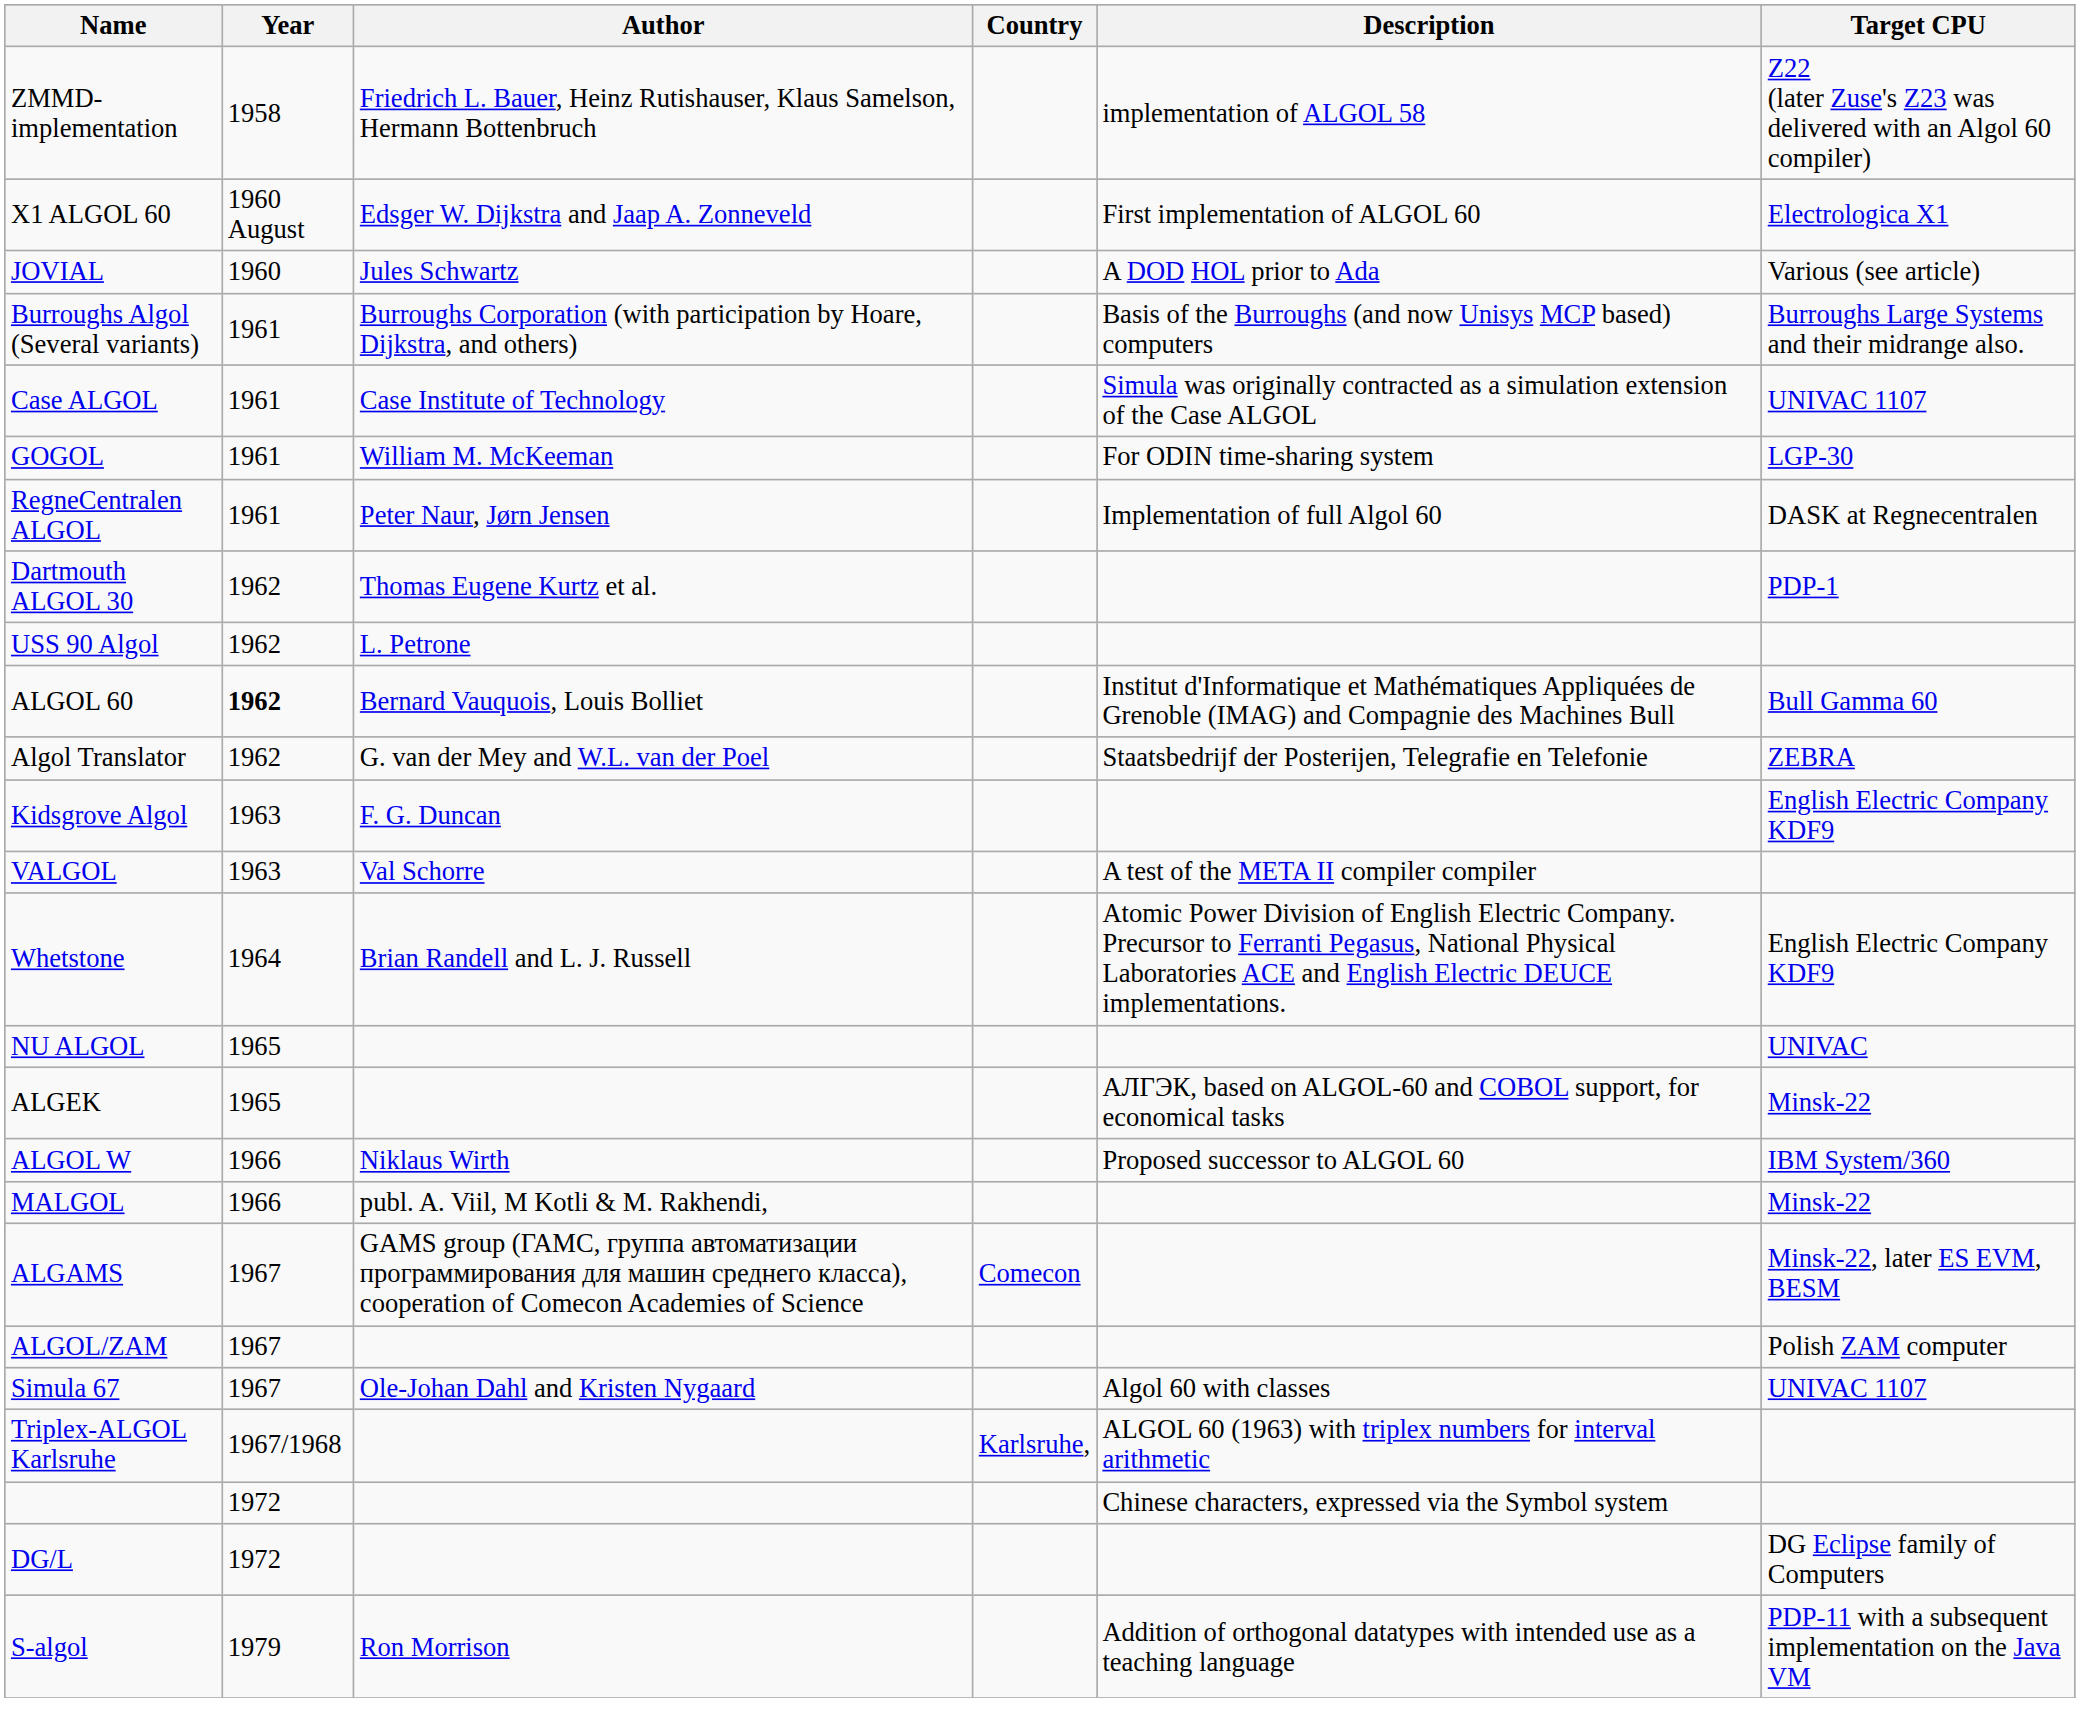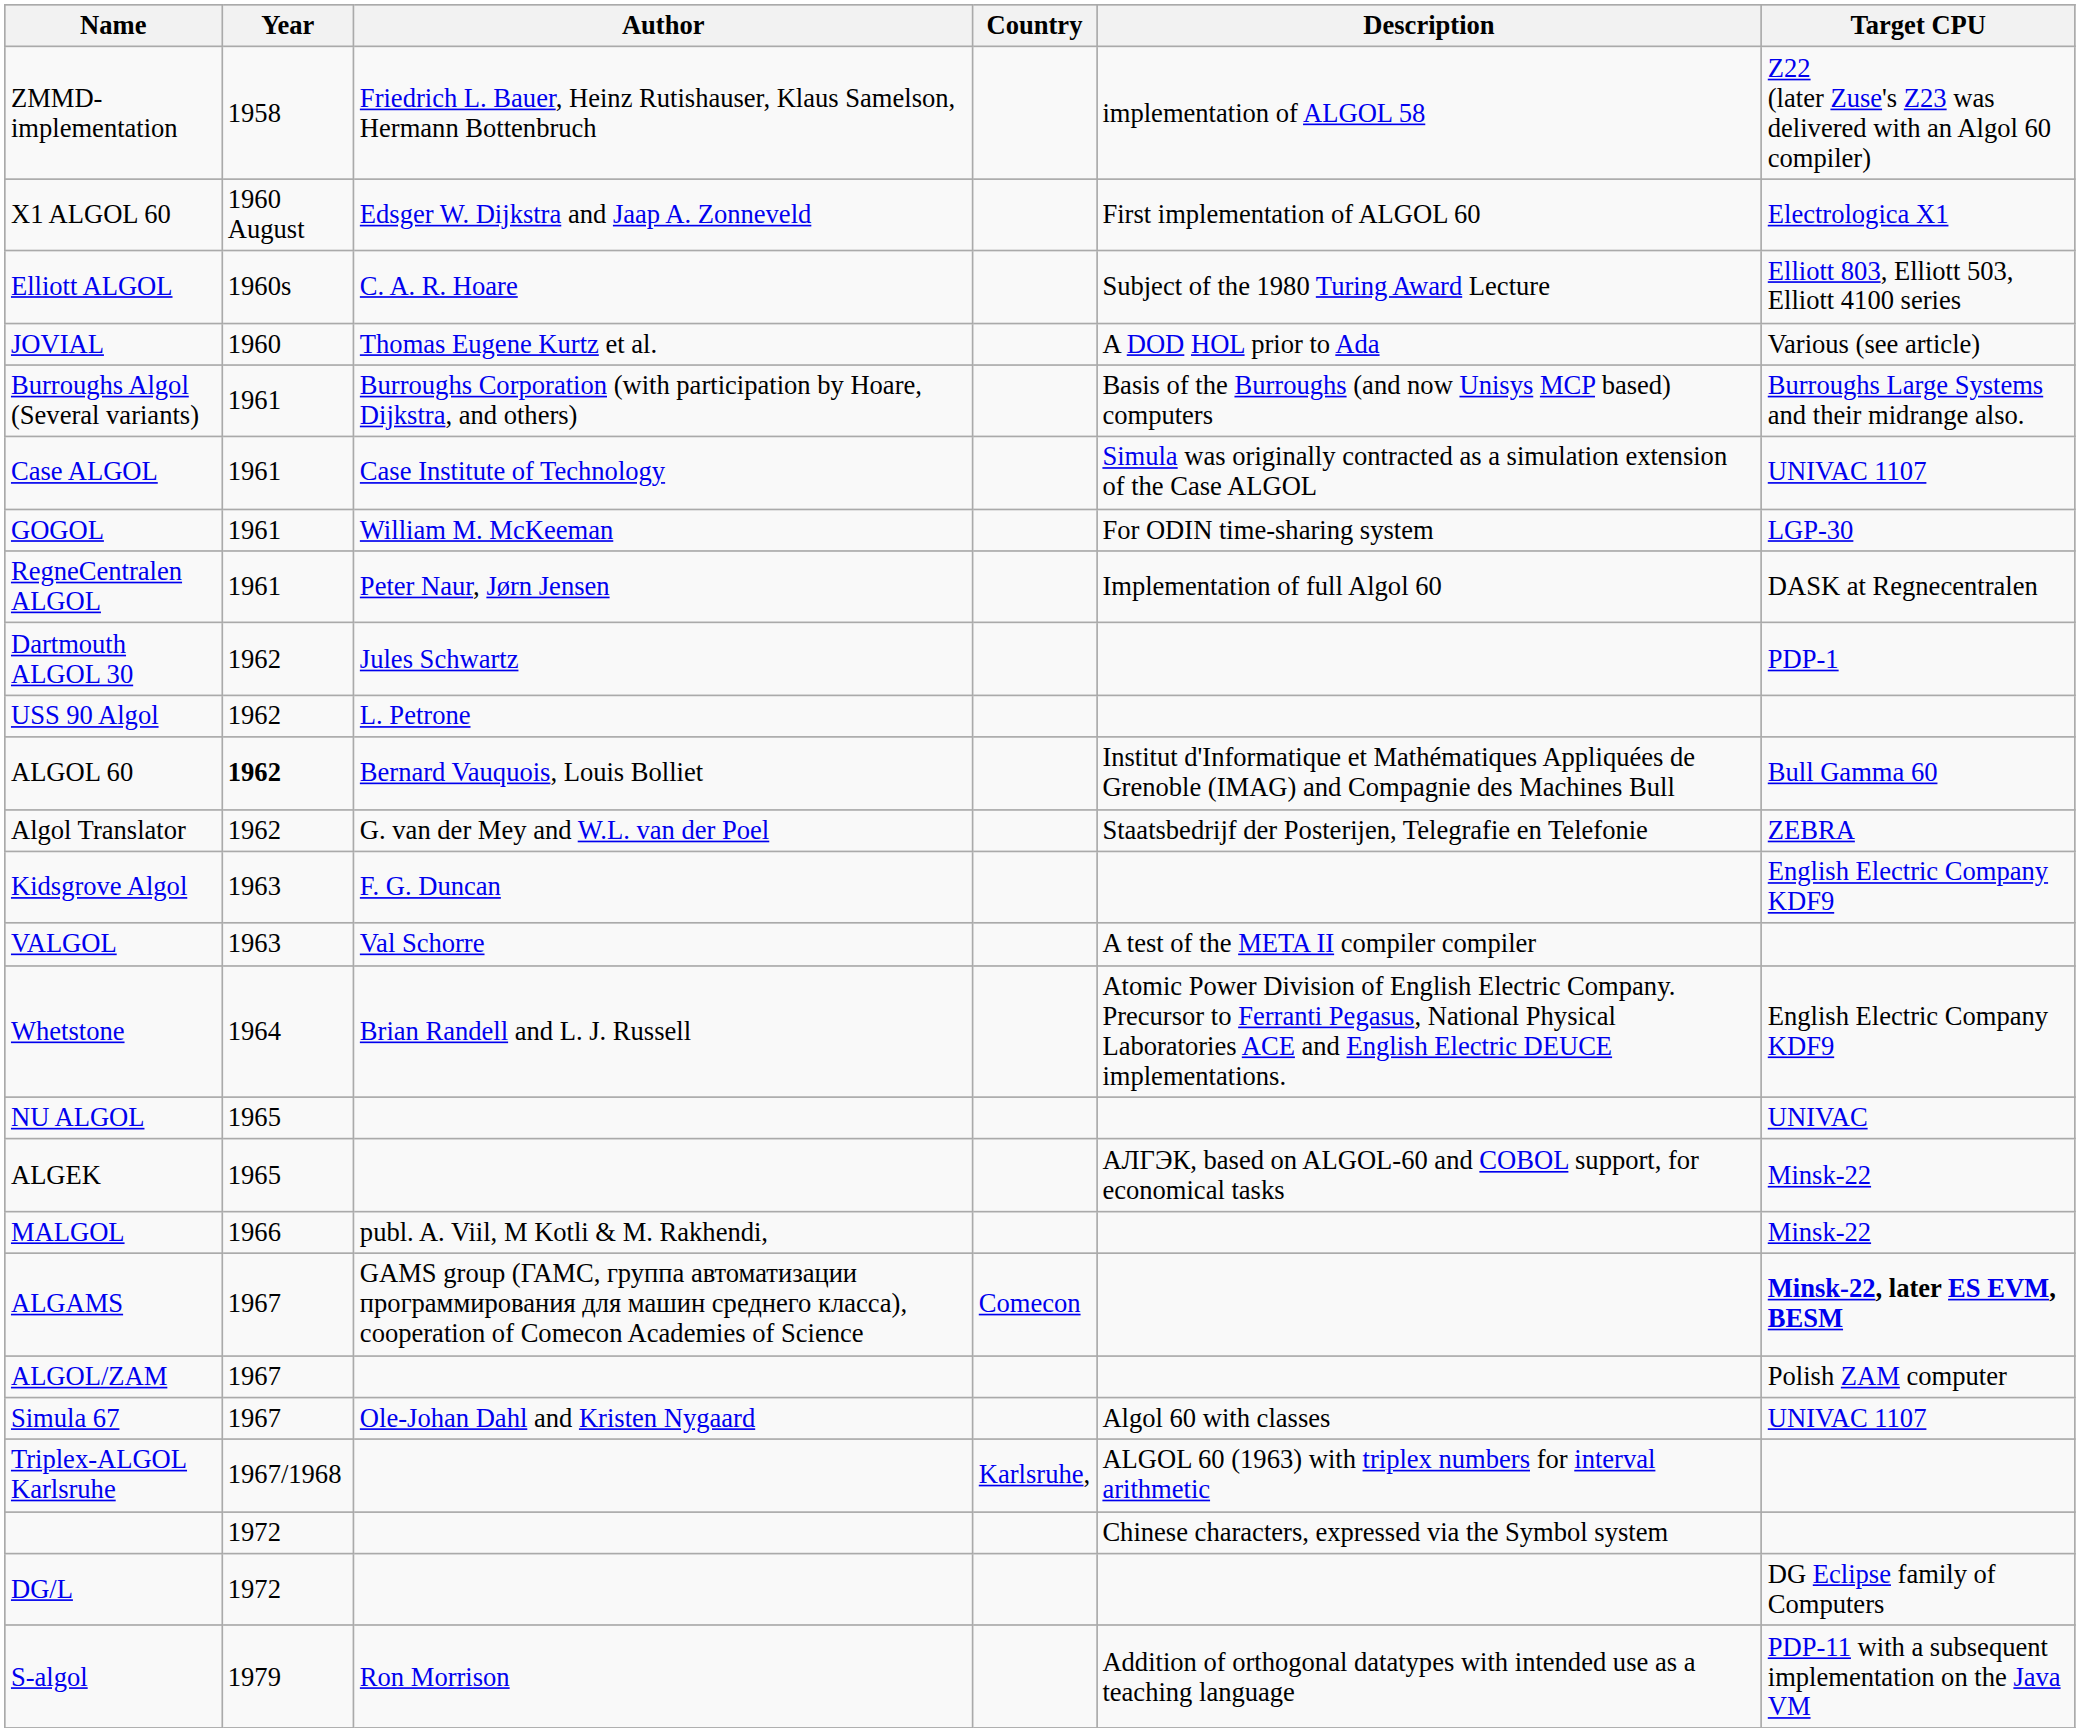+ row: (92, 286)
(439, 271) Jules Schwartz -> (508, 343) Thomas Eugene Kurtz et al.
(508, 586) Thomas Eugene Kurtz et al. -> (439, 658) Jules Schwartz
- row: (71, 1159)
(1905, 1274) normal -> (1912, 1303) bold
